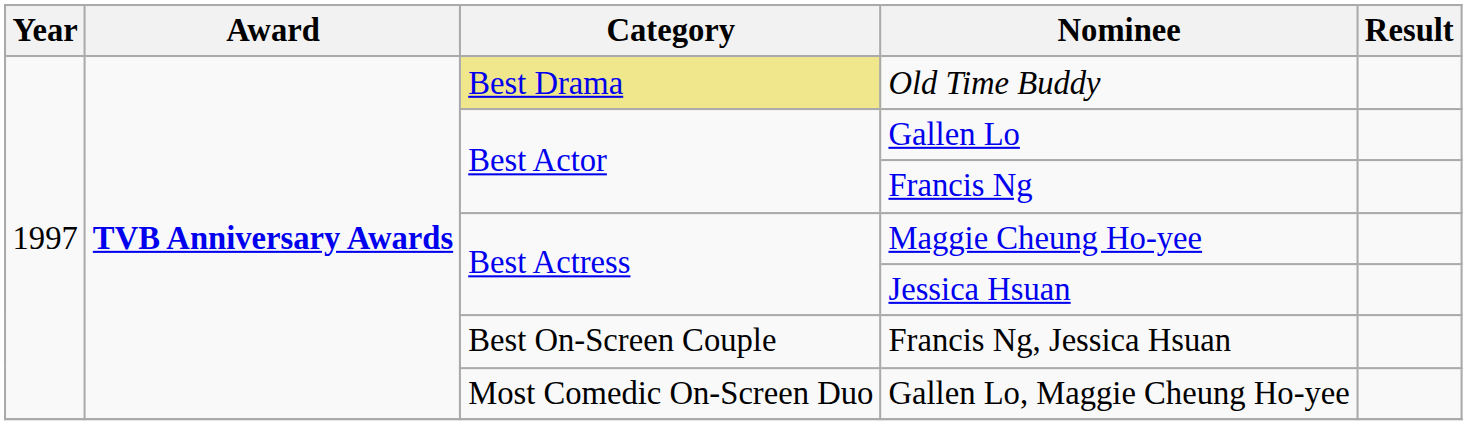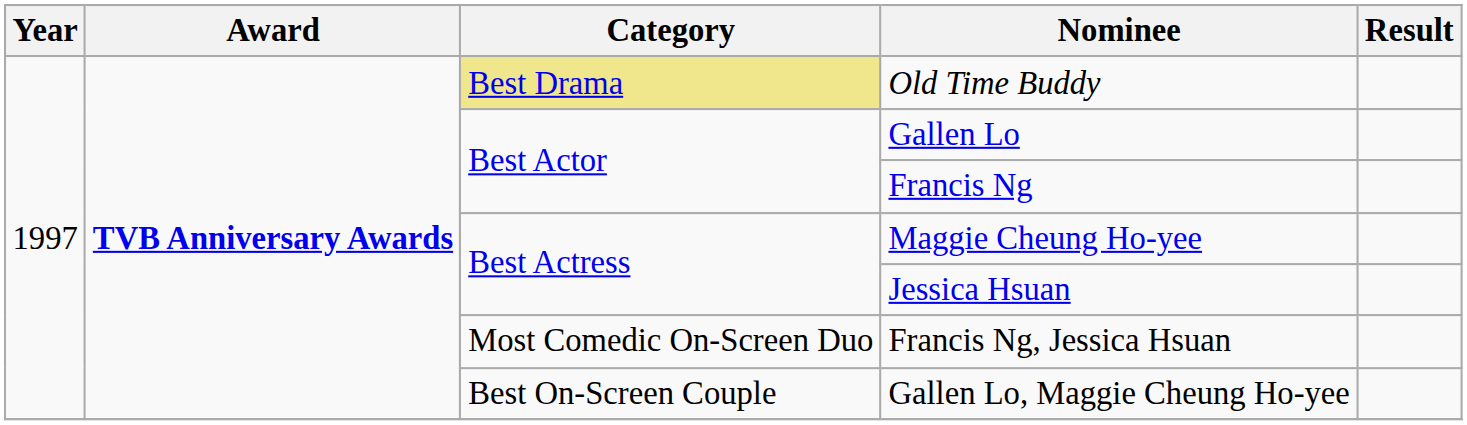(622, 340) Best On-Screen Couple -> (671, 340) Most Comedic On-Screen Duo
(671, 392) Most Comedic On-Screen Duo -> (622, 392) Best On-Screen Couple
